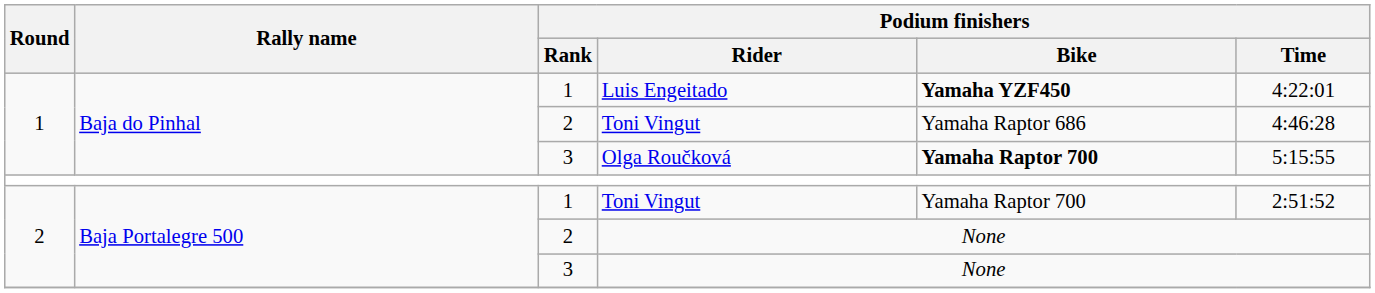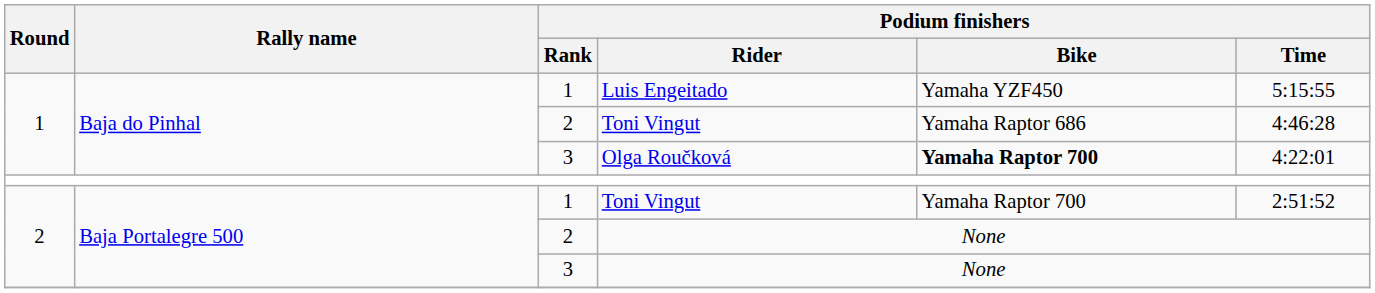(996, 89) bold -> (992, 89) normal
(1303, 89) 4:22:01 -> (1303, 89) 5:15:55
(1303, 157) 5:15:55 -> (1303, 157) 4:22:01
